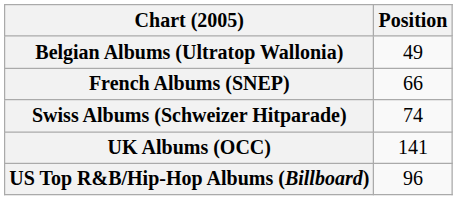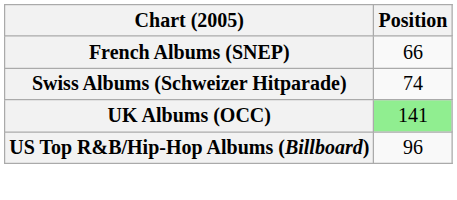- row: (189, 52)
(413, 147) no background -> (413, 115) lightgreen background
